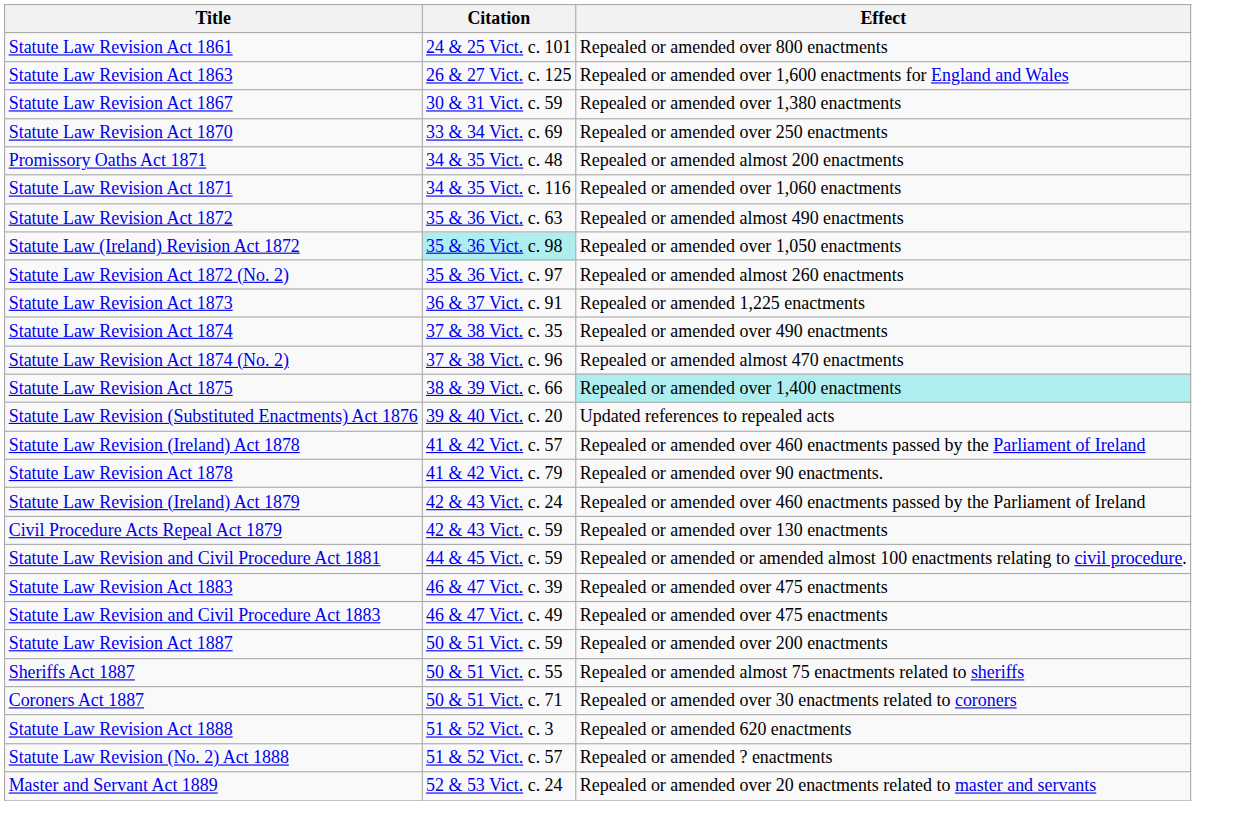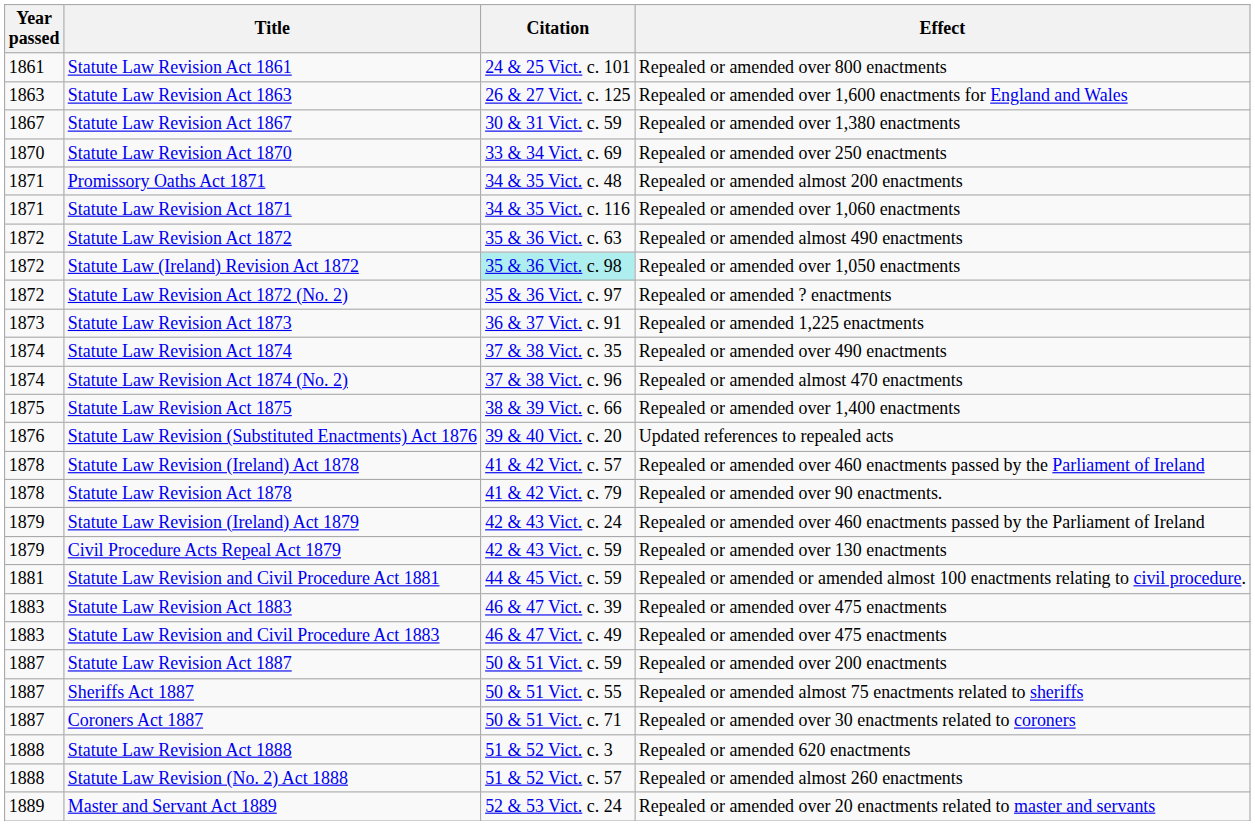+ column: (34, 28)
(742, 274) Repealed or amended almost 260 enactments -> (765, 294) Repealed or amended ? enactments
(740, 388) paleturquoise background -> (800, 408) no background
(706, 757) Repealed or amended ? enactments -> (801, 777) Repealed or amended almost 260 enactments
